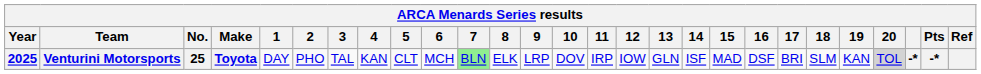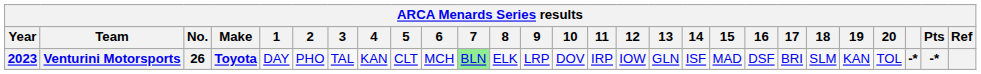(22, 59) 2025 -> (22, 59) 2023
(198, 59) 25 -> (198, 59) 26
(889, 59) lightgrey background -> (889, 59) no background
